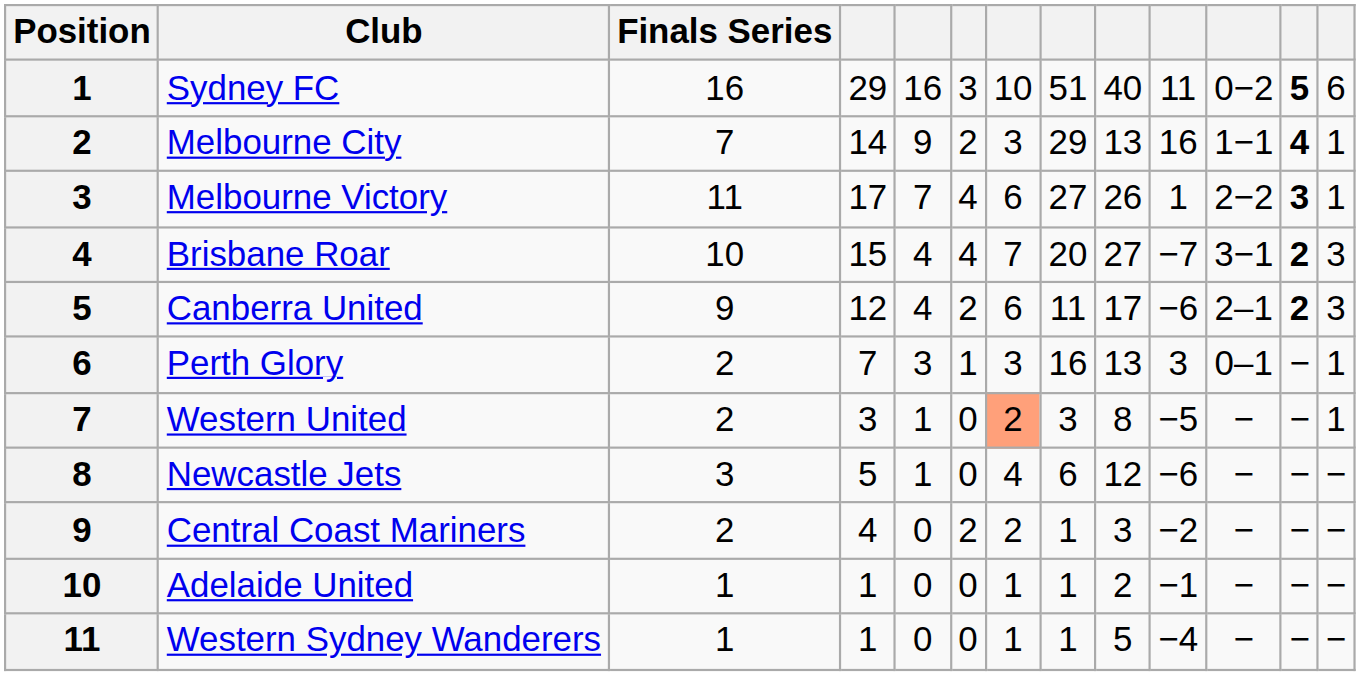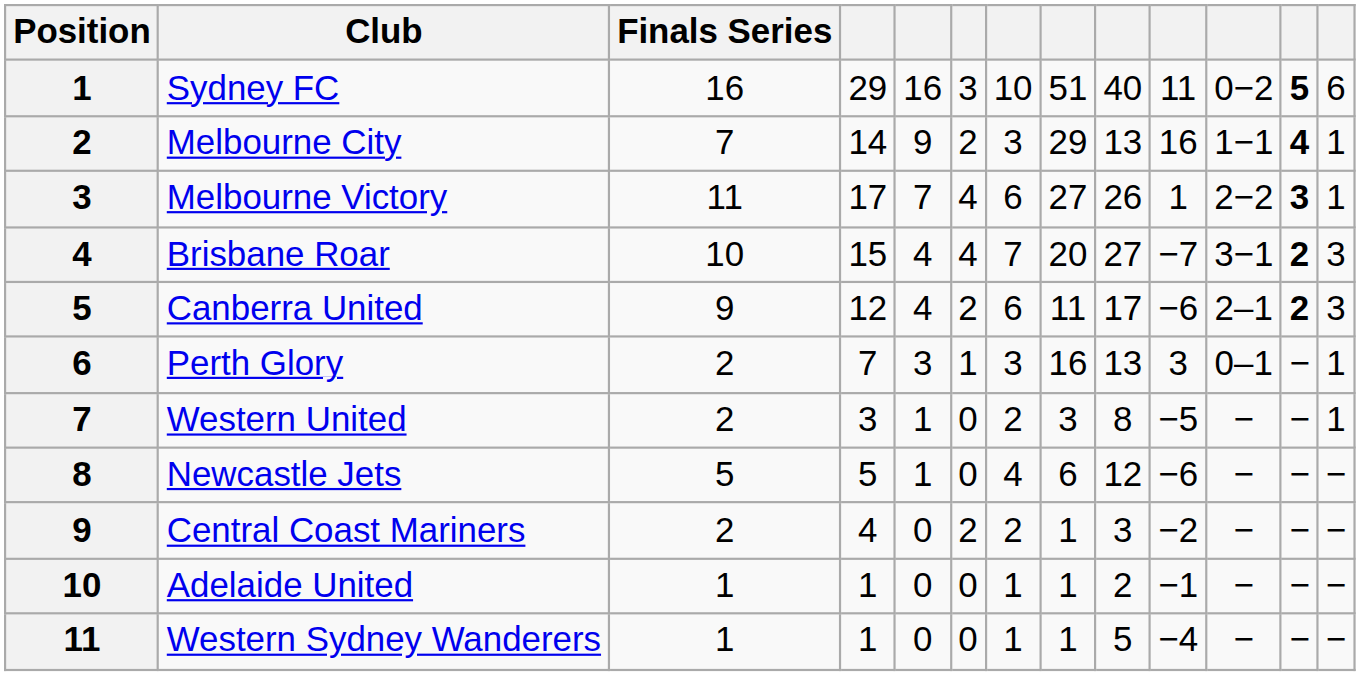(1013, 419) lightsalmon background -> (1013, 419) no background
(725, 474) 3 -> (725, 474) 5
